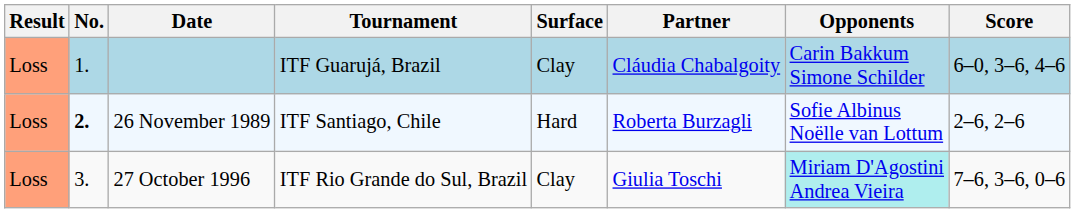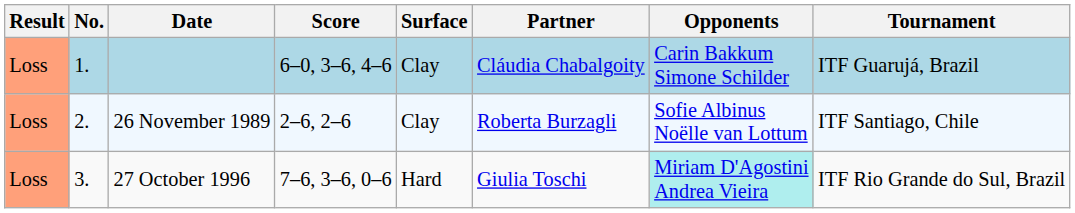columns swapped: (403, 20) <-> (1009, 20)
(82, 121) bold -> (82, 121) normal
(557, 121) Hard -> (420, 121) Clay
(556, 178) Clay -> (421, 178) Hard
